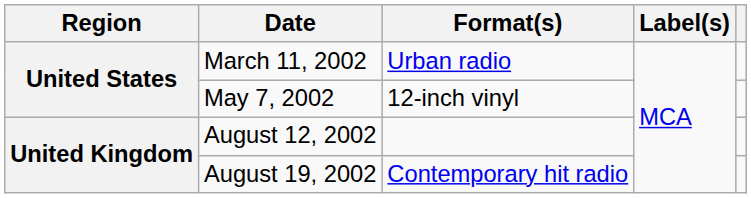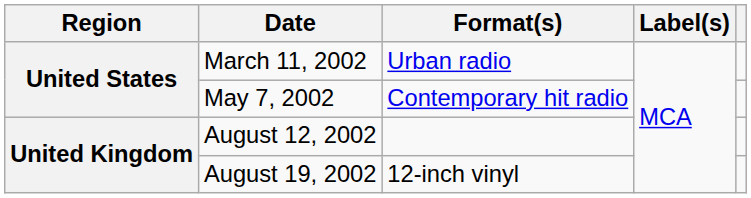(453, 98) 12-inch vinyl -> (508, 98) Contemporary hit radio
(508, 173) Contemporary hit radio -> (453, 173) 12-inch vinyl
